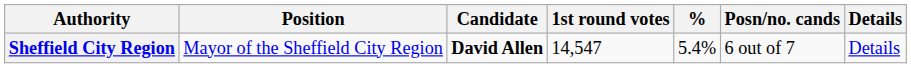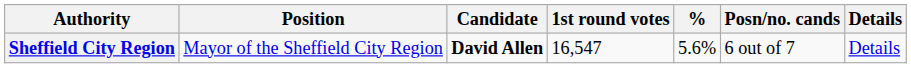(577, 47) 14,547 -> (577, 47) 16,547
(697, 47) 5.4% -> (697, 47) 5.6%
